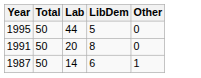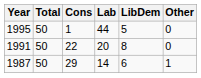+ column: (79, 13)
